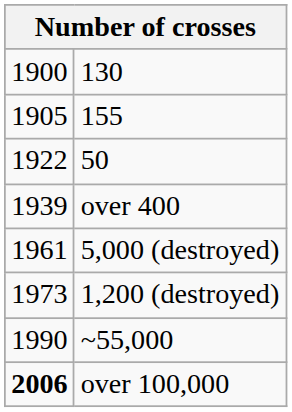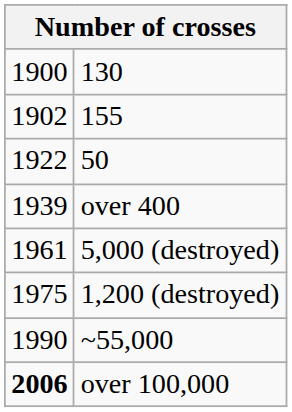(40, 116) 1905 -> (40, 116) 1902
(40, 294) 1973 -> (40, 294) 1975
